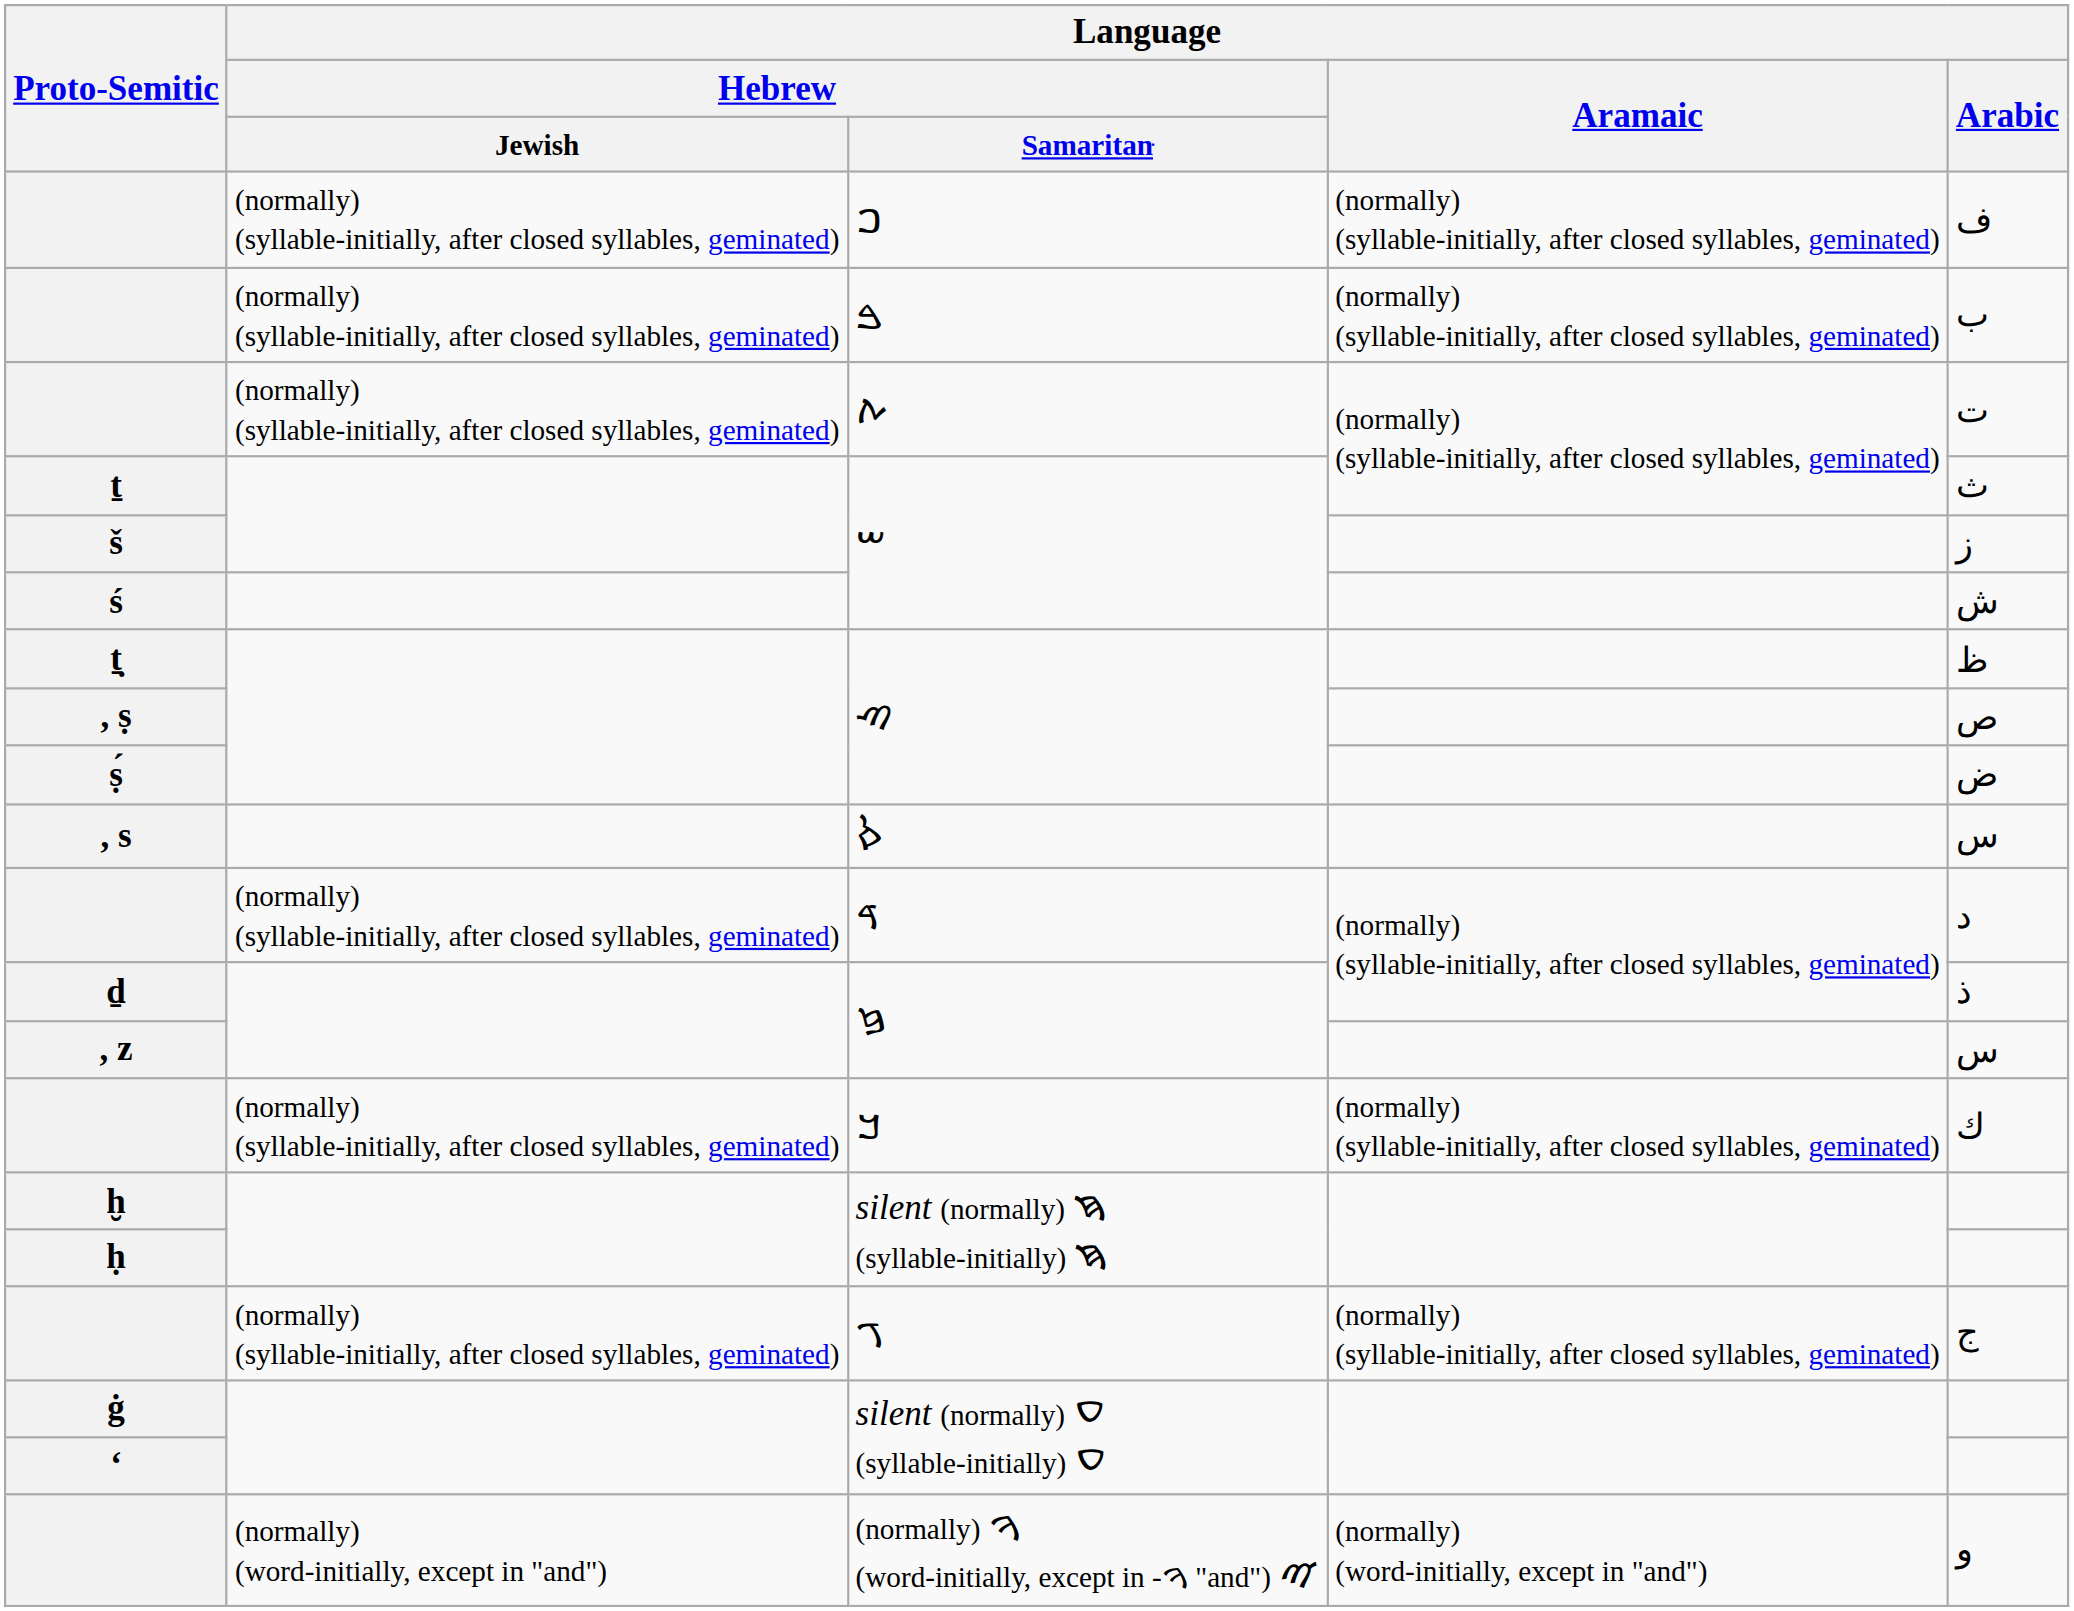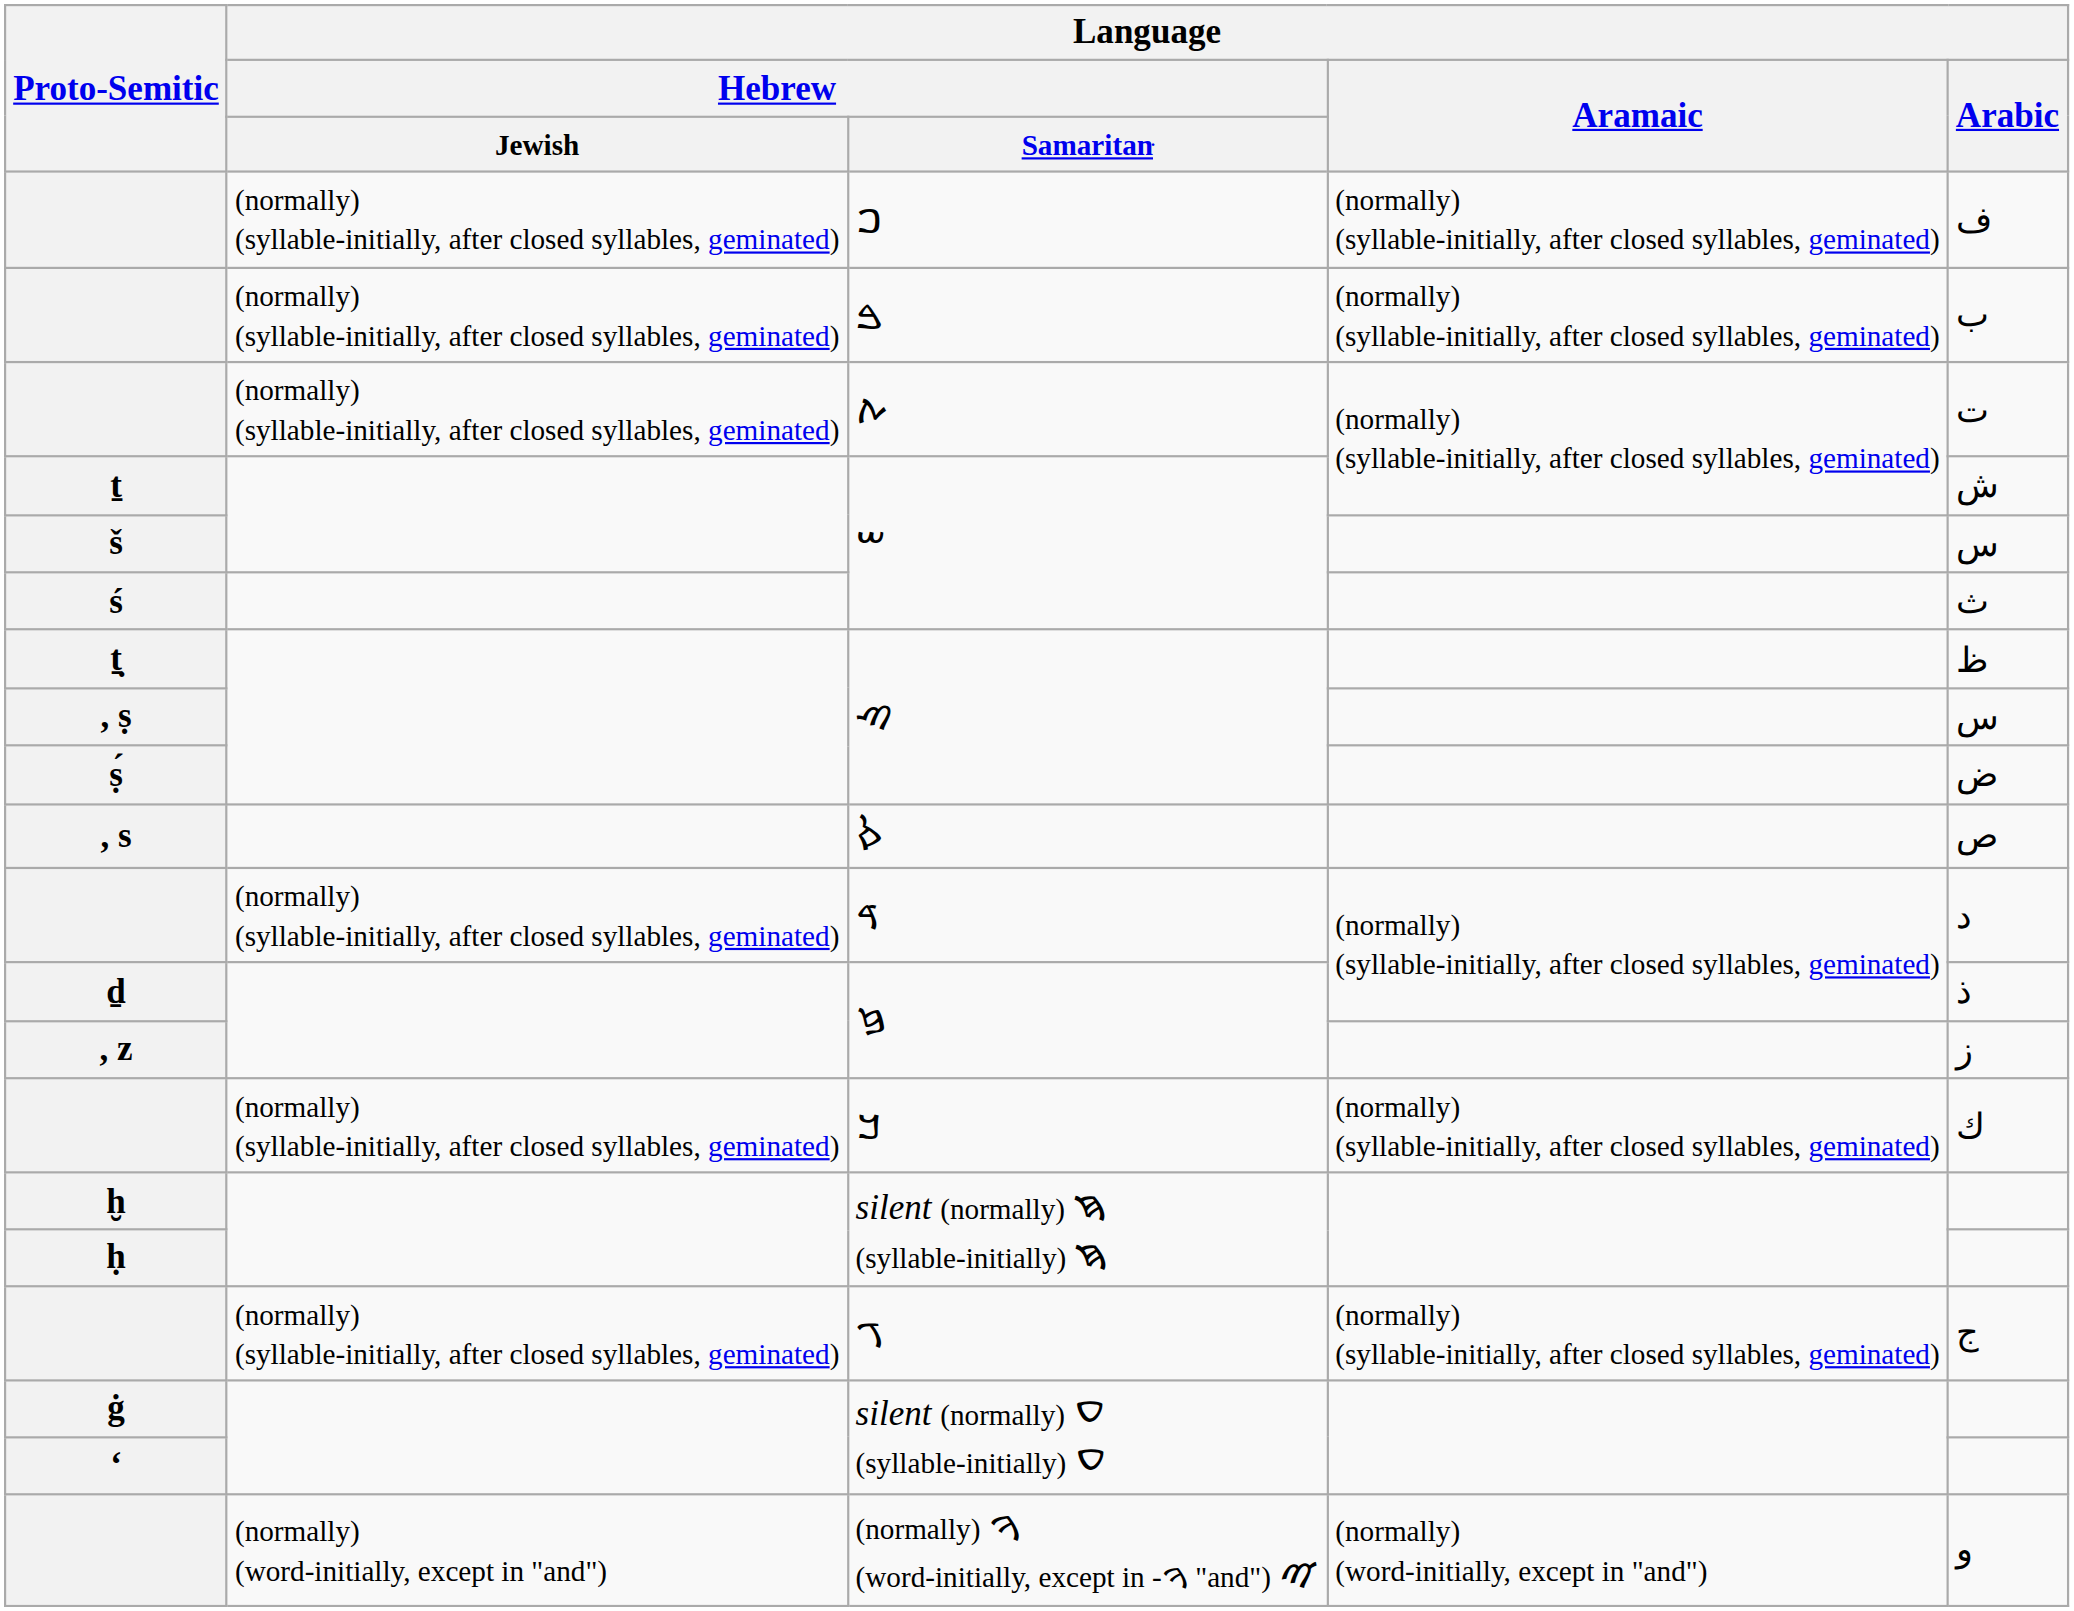(1972, 486) ث -> (1978, 486) ش
(1965, 543) ز -> (1978, 543) س
(1978, 601) ش -> (1972, 601) ث
(1977, 717) ص -> (1978, 717) س
(1978, 836) س -> (1977, 836) ص
(1978, 1049) س -> (1965, 1049) ز
